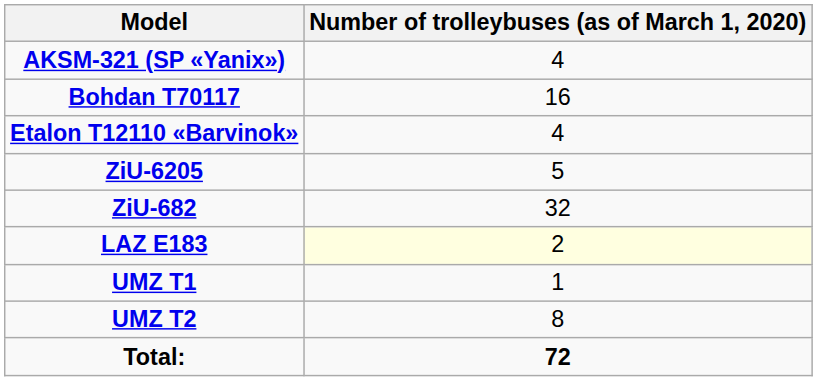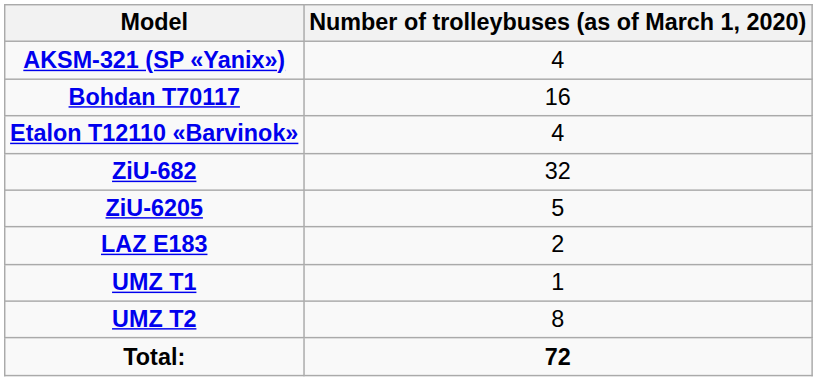rows swapped: (154, 208) <-> (154, 171)
(558, 245) lightyellow background -> (558, 245) no background
